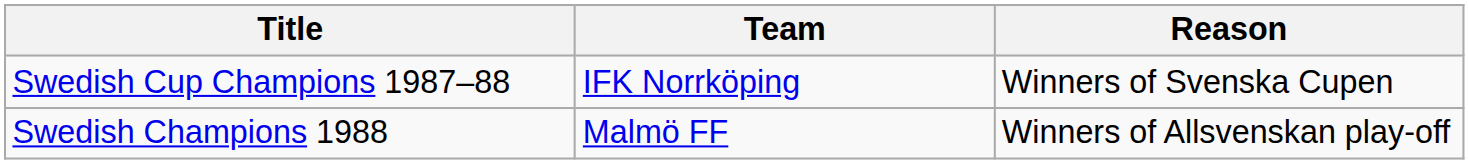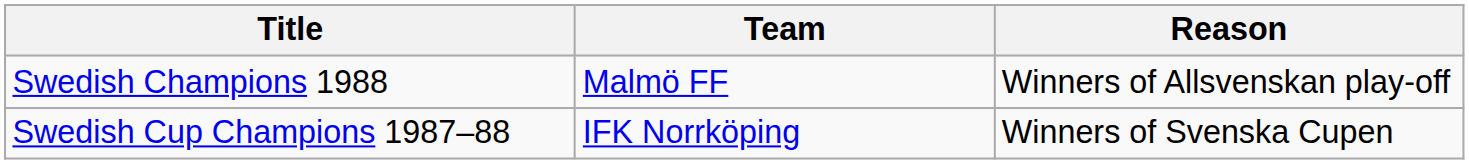rows swapped: (200, 132) <-> (261, 81)
